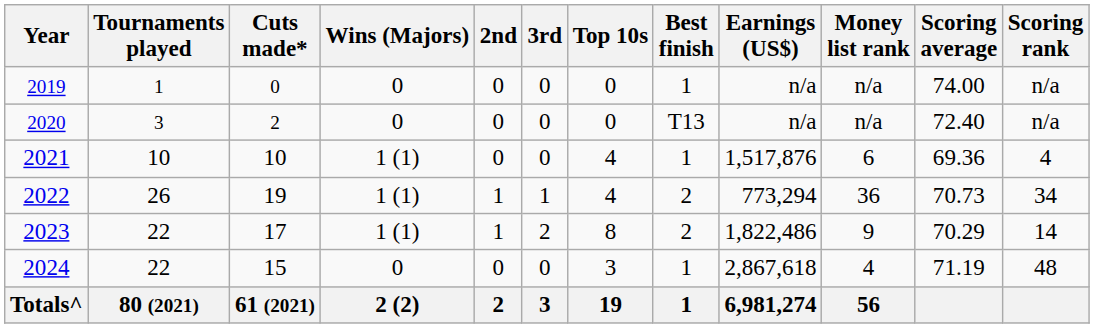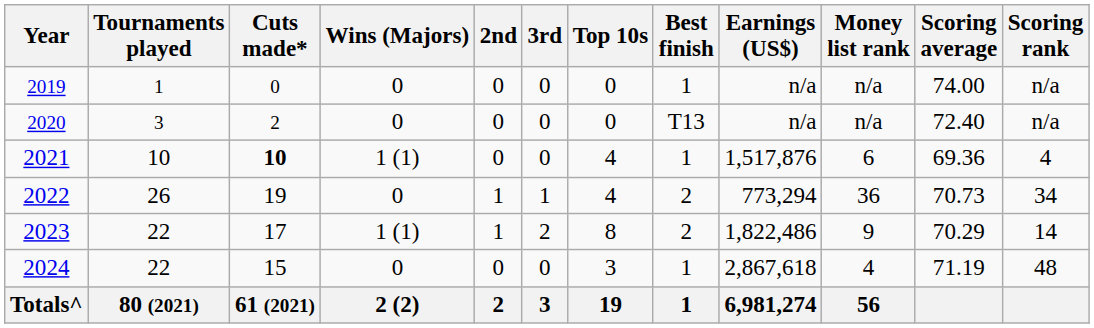(275, 158) normal -> (275, 158) bold
(397, 194) 1 (1) -> (397, 194) 0
